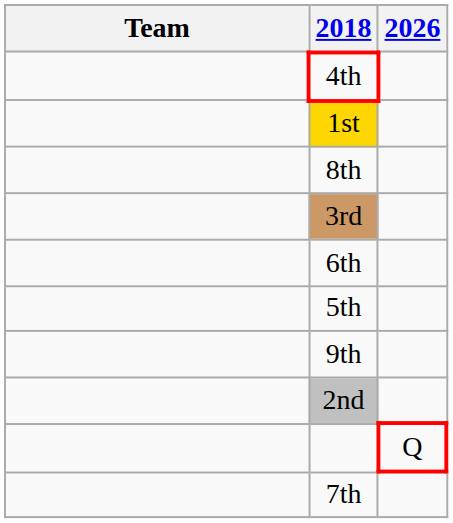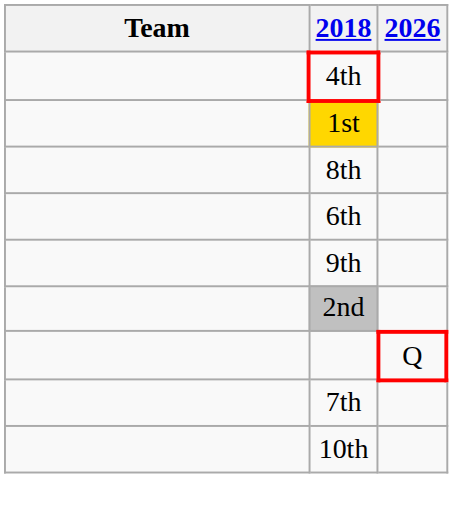- row: (344, 216)
- row: (344, 308)
+ row: (344, 448)
